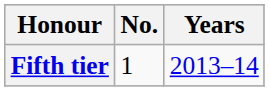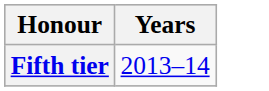- column: (139, 24)
